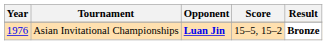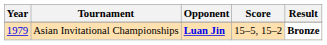(18, 31) 1976 -> (18, 31) 1979
